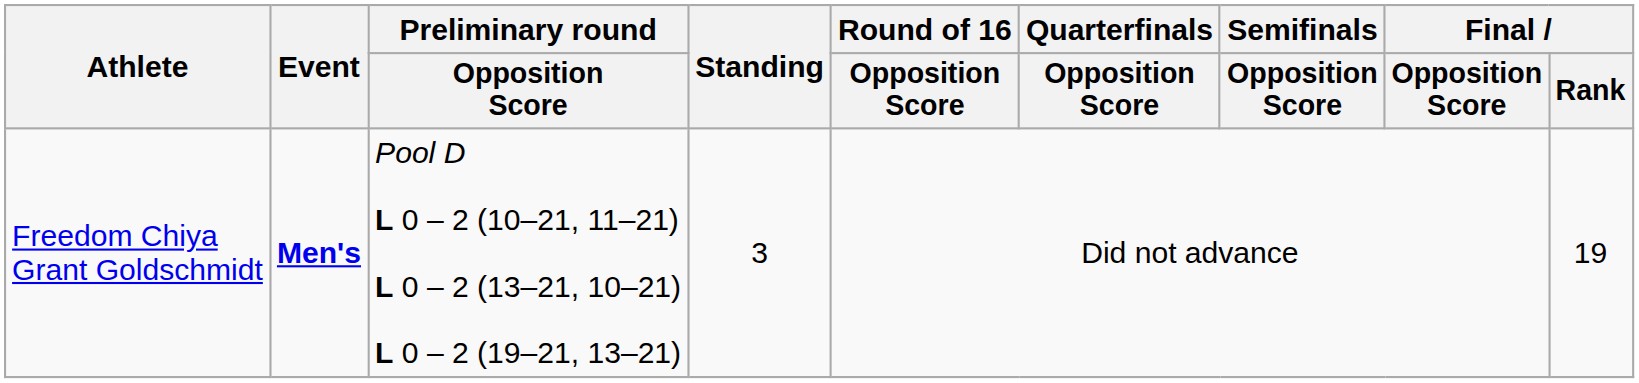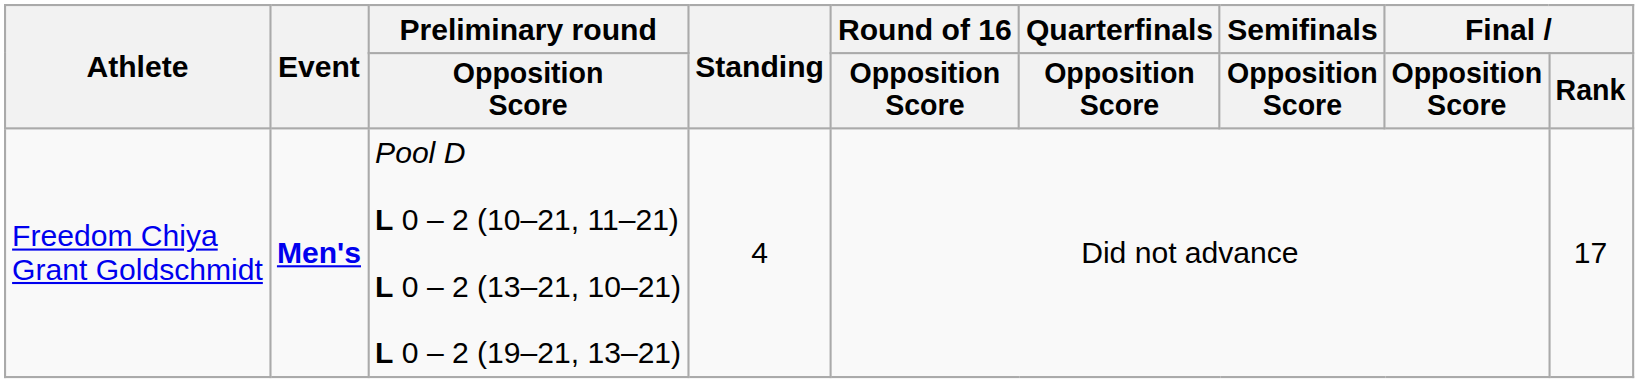(760, 253) 3 -> (760, 253) 4
(1590, 253) 19 -> (1590, 253) 17
